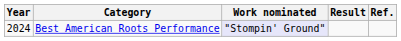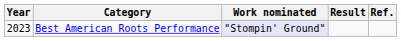(19, 29) 2024 -> (19, 29) 2023
